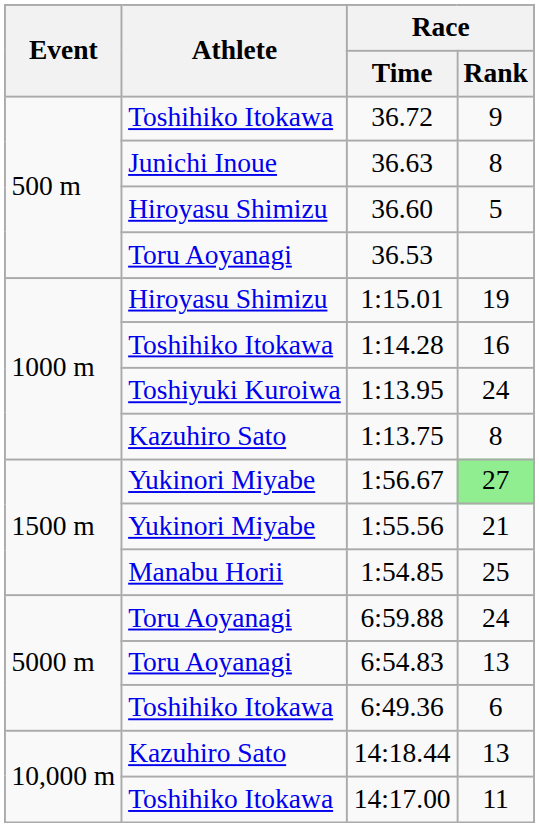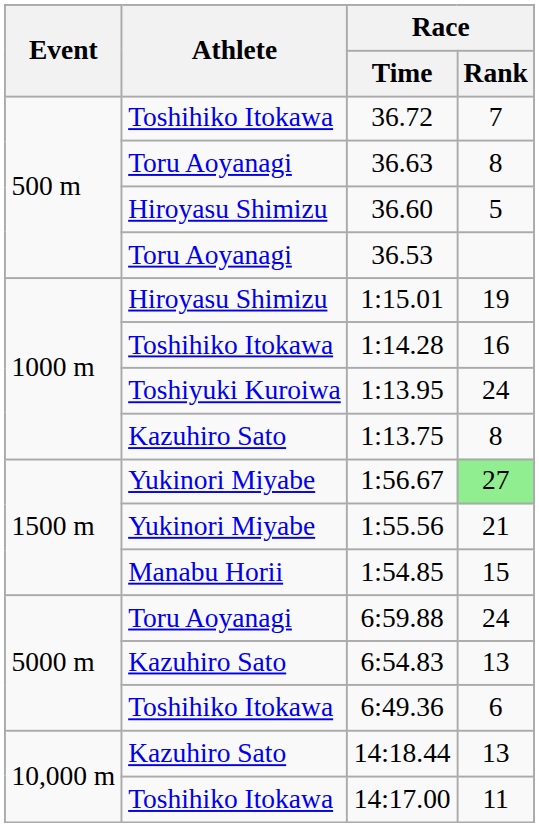(496, 118) 9 -> (496, 118) 7
(203, 163) Junichi Inoue -> (210, 163) Toru Aoyanagi
(496, 571) 25 -> (496, 571) 15
(210, 662) Toru Aoyanagi -> (207, 662) Kazuhiro Sato
